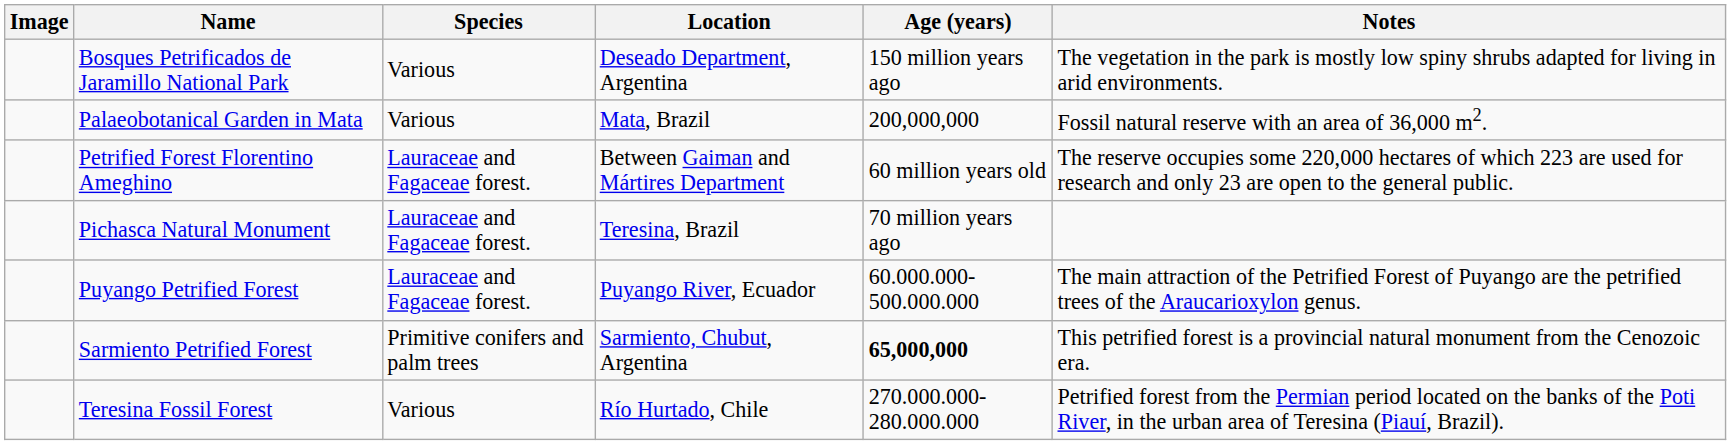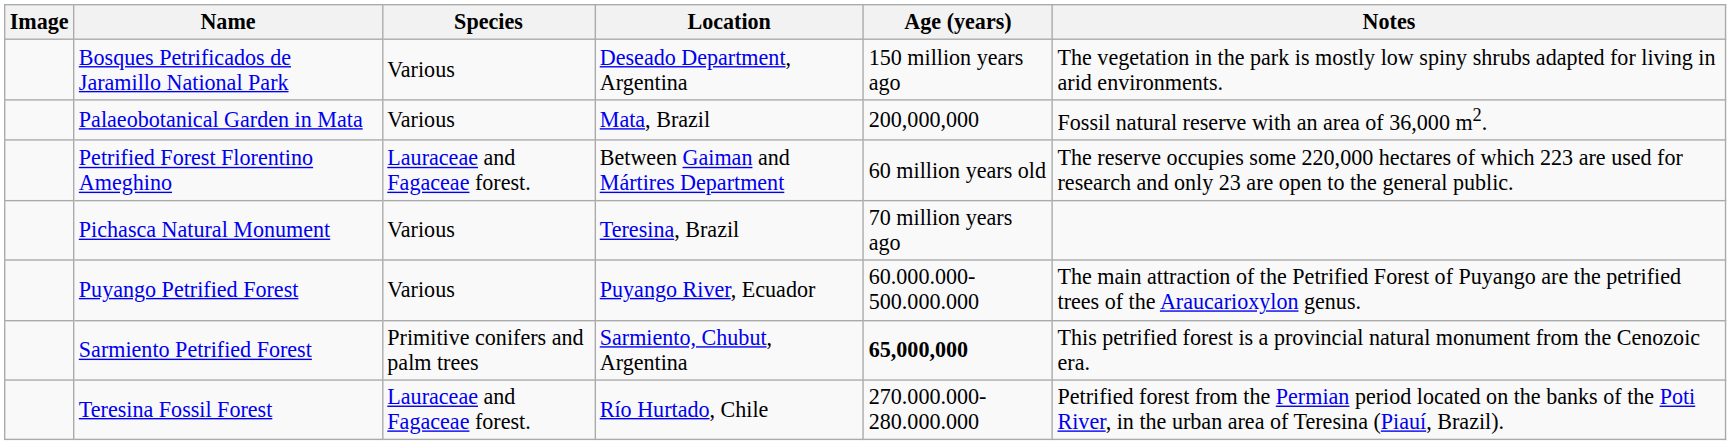(459, 230) Lauraceae and Fagaceae forest. -> (421, 230) Various
(459, 290) Lauraceae and Fagaceae forest. -> (421, 290) Various
(421, 409) Various -> (459, 409) Lauraceae and Fagaceae forest.
